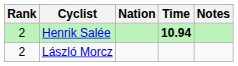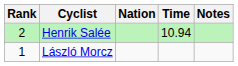(176, 33) bold -> (176, 33) normal
(22, 52) 2 -> (22, 52) 1
